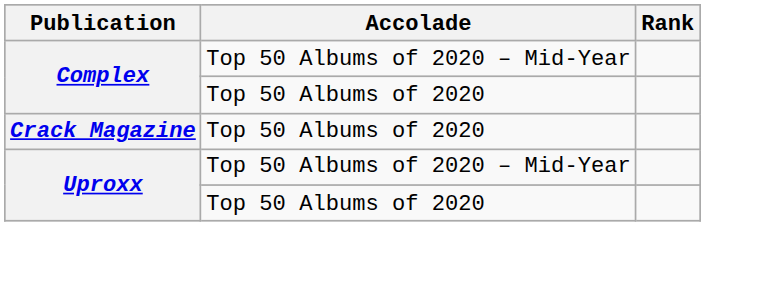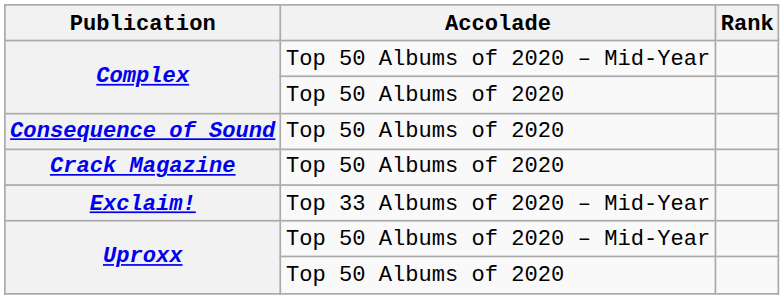+ row: (143, 131)
+ row: (143, 203)
